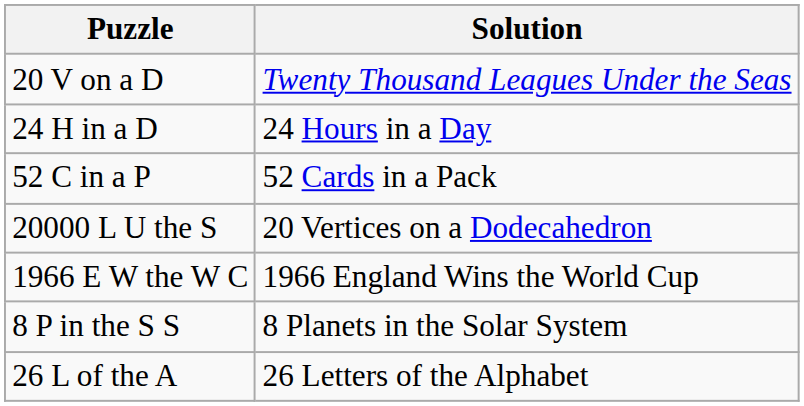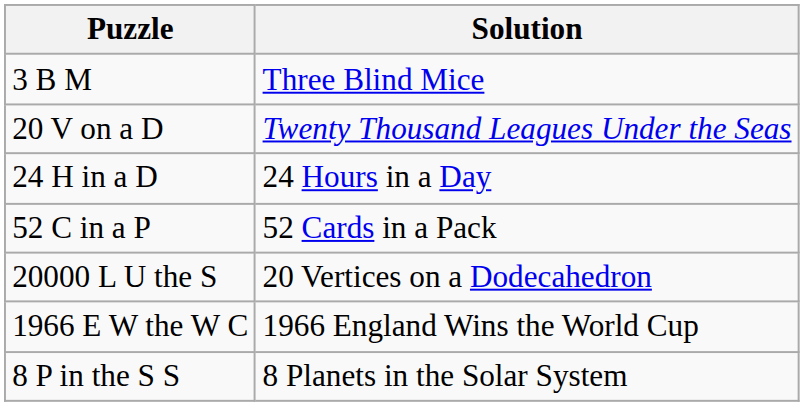+ row: (52, 78)
- row: (95, 375)
